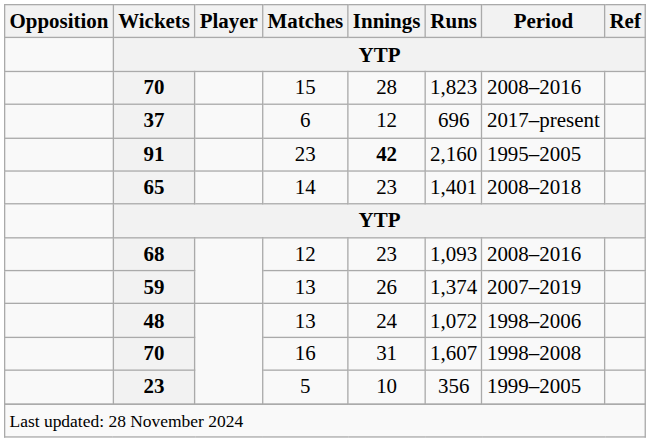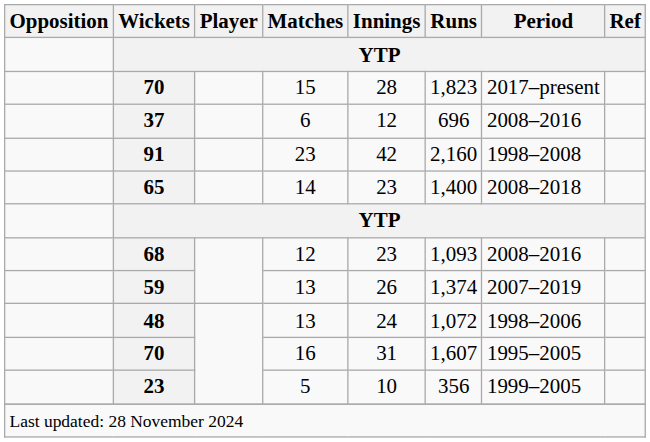(534, 87) 2008–2016 -> (543, 87) 2017–present
(543, 120) 2017–present -> (534, 120) 2008–2016
(387, 154) bold -> (387, 154) normal
(534, 154) 1995–2005 -> (534, 154) 1998–2008
(454, 187) 1,401 -> (454, 187) 1,400
(534, 353) 1998–2008 -> (534, 353) 1995–2005
